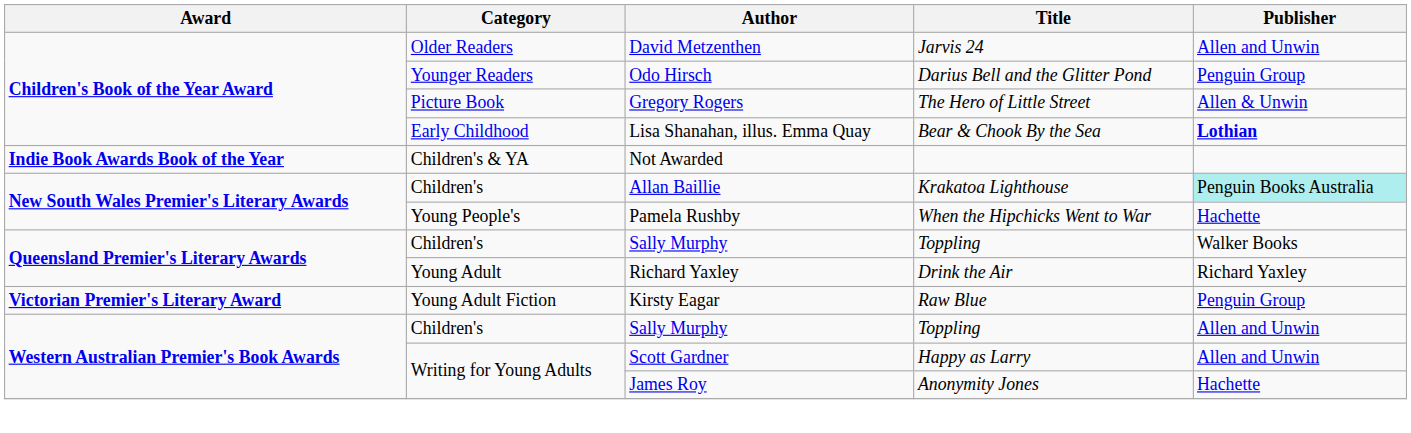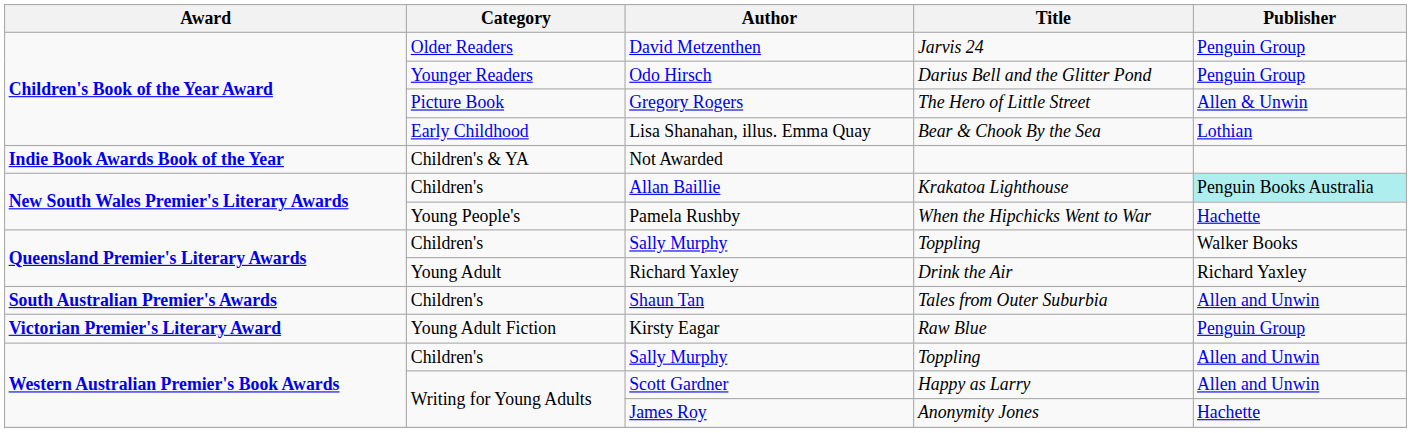(1258, 46) Allen and Unwin -> (1251, 46) Penguin Group
(1227, 131) bold -> (1225, 131) normal
+ row: (143, 300)
